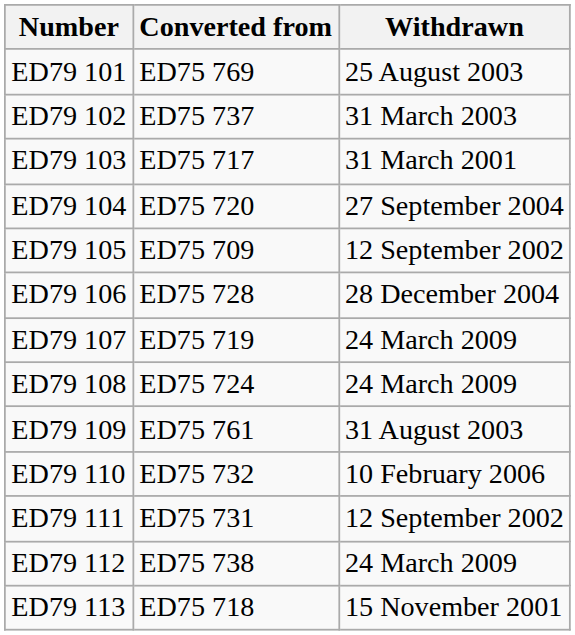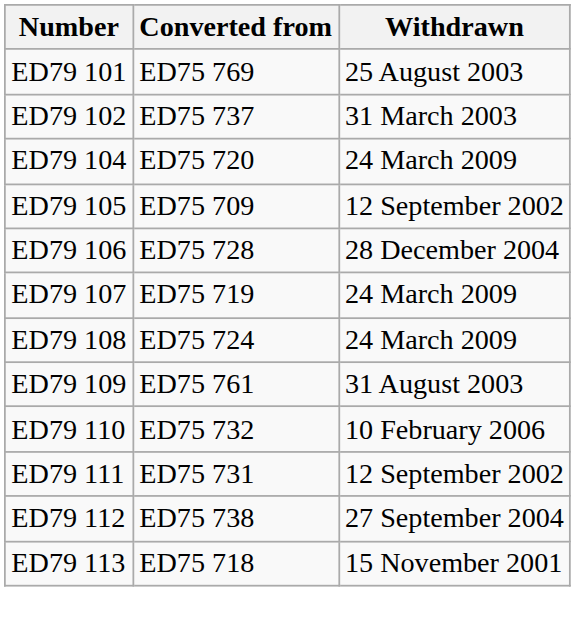- row: (69, 160)
(454, 205) 27 September 2004 -> (431, 160) 24 March 2009
(431, 562) 24 March 2009 -> (454, 518) 27 September 2004
